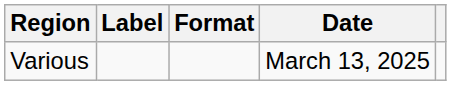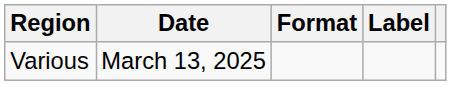columns swapped: (348, 23) <-> (132, 23)
